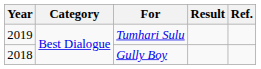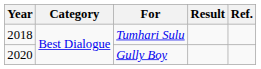(20, 34) 2019 -> (20, 34) 2018
(20, 54) 2018 -> (20, 54) 2020
